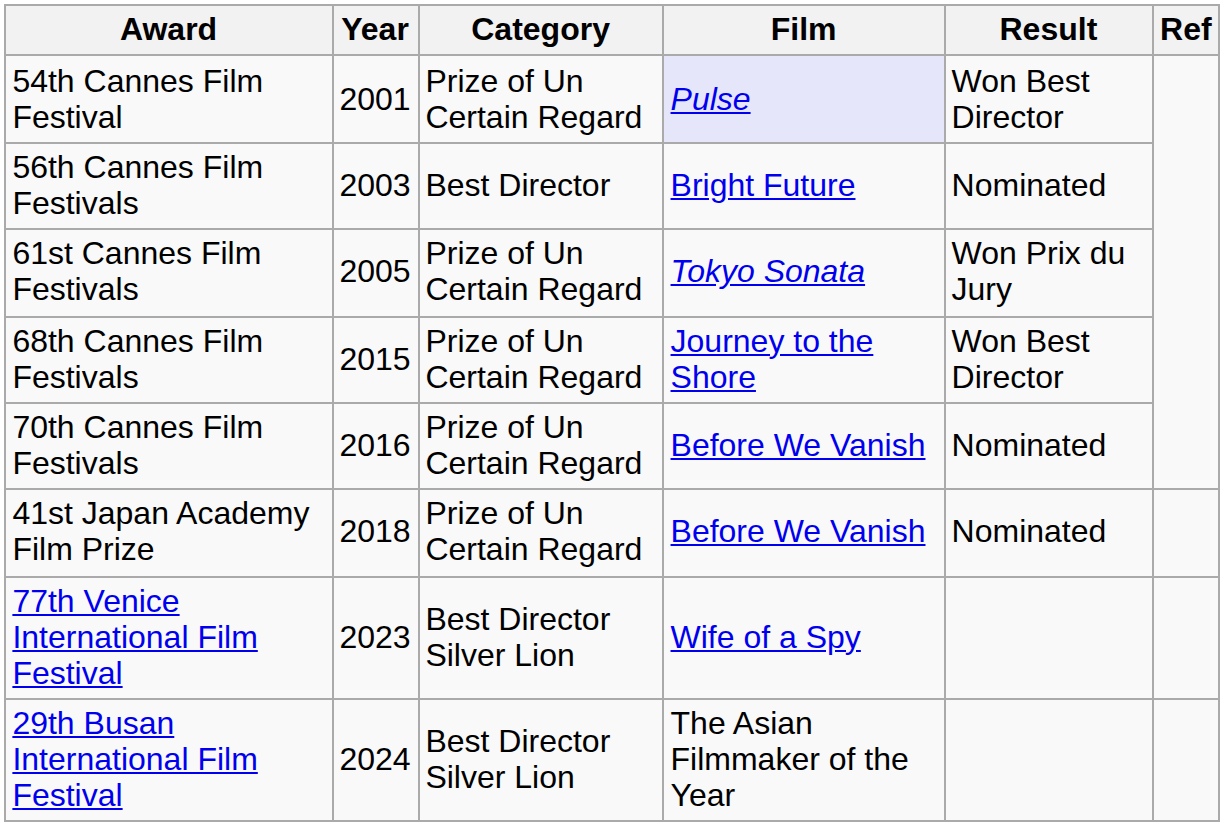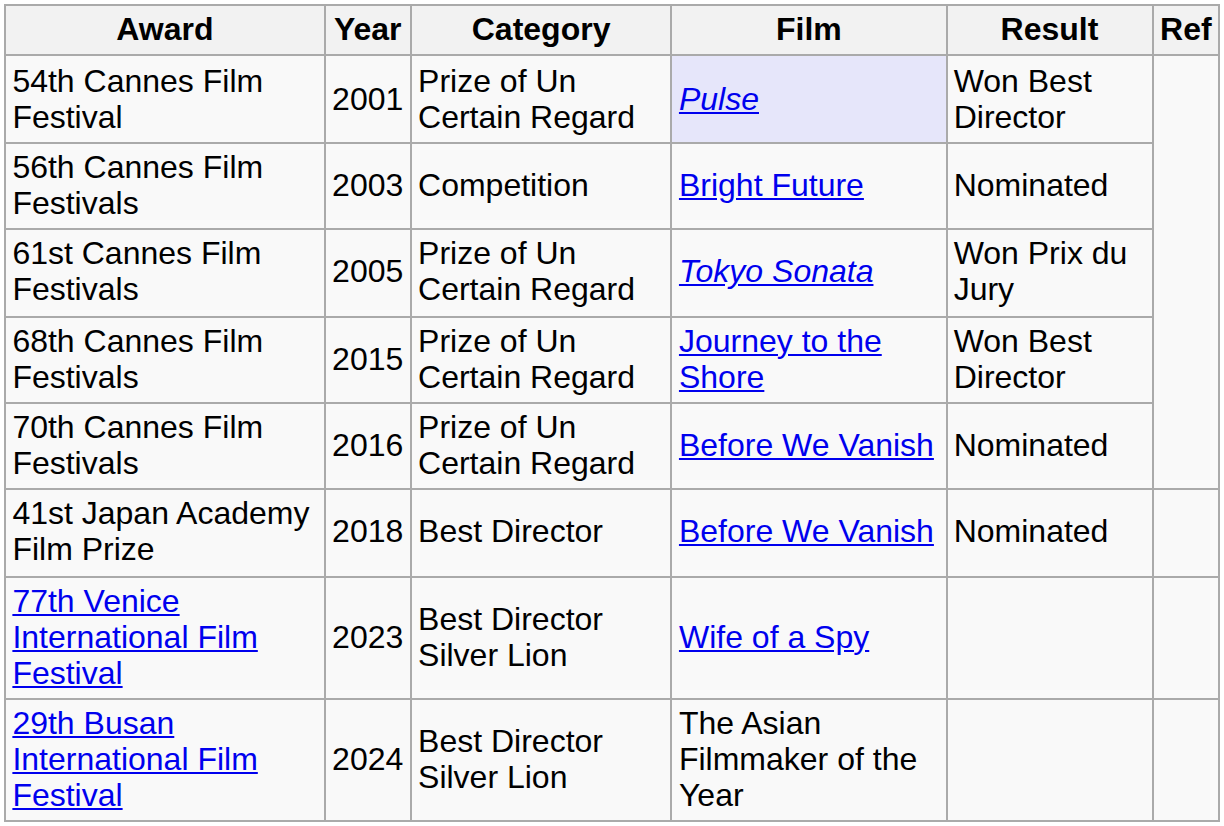(518, 185) Best Director -> (503, 185) Competition
(534, 532) Prize of Un Certain Regard -> (510, 532) Best Director
